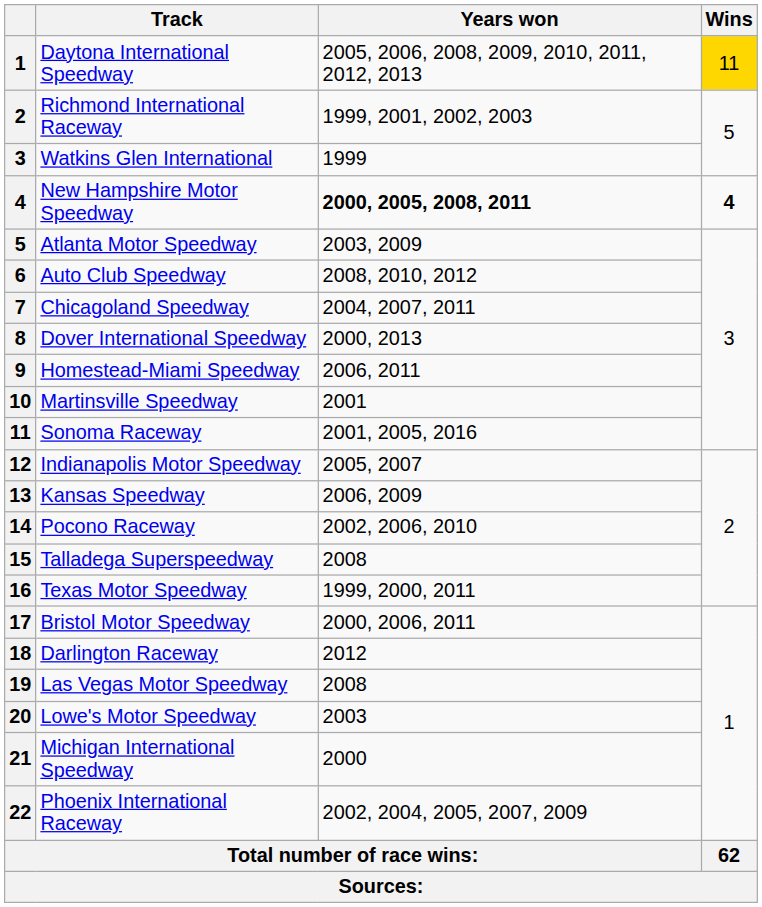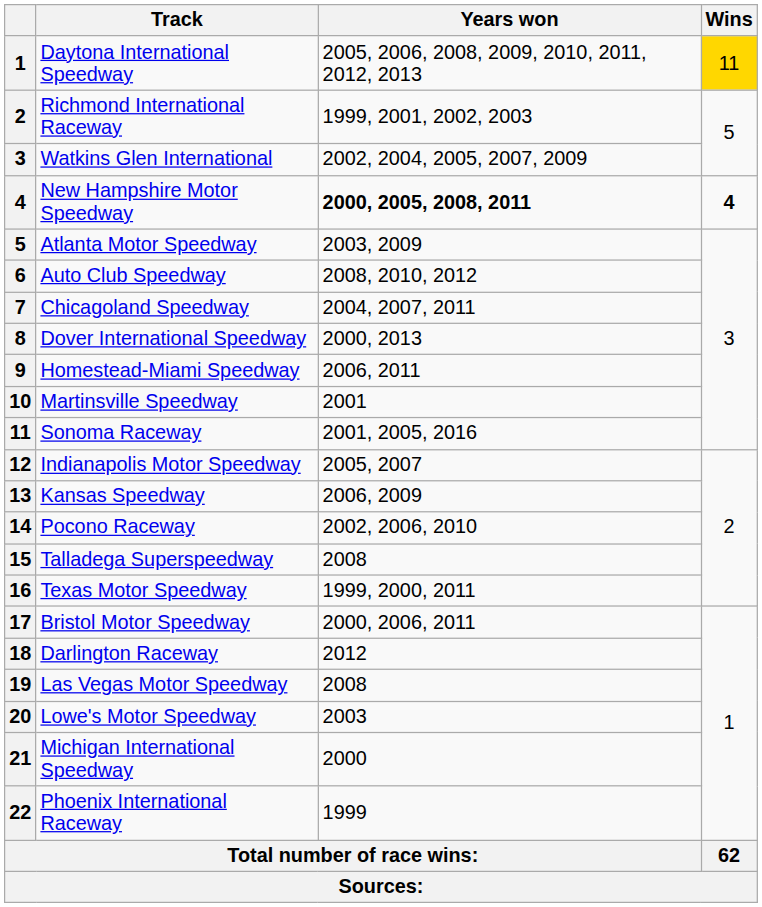(345, 159) 1999 -> (455, 159) 2002, 2004, 2005, 2007, 2009
(455, 812) 2002, 2004, 2005, 2007, 2009 -> (345, 812) 1999
